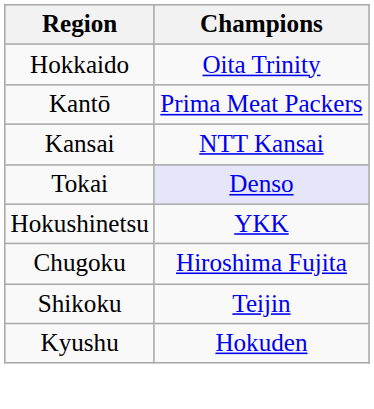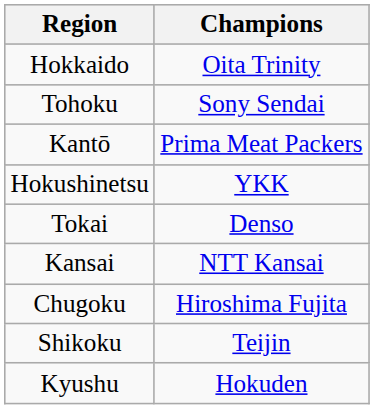+ row: (80, 104)
rows swapped: (80, 223) <-> (80, 143)
(261, 183) lavender background -> (261, 223) no background
